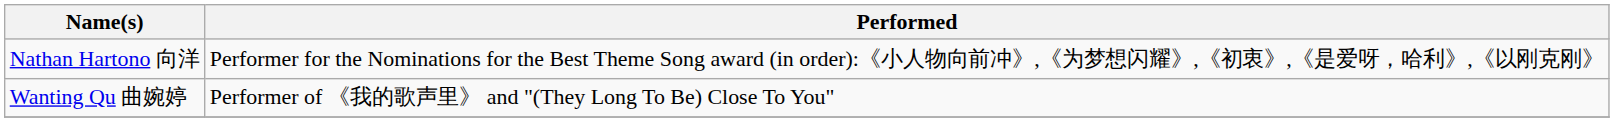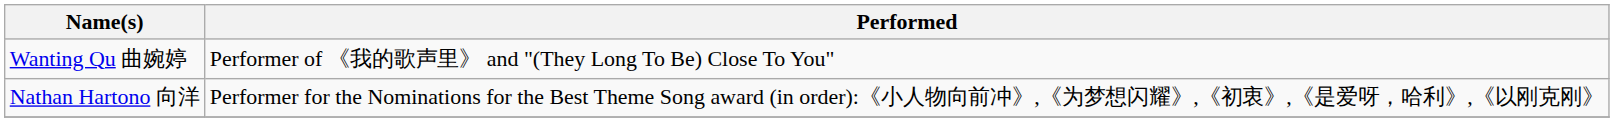rows swapped: (105, 58) <-> (98, 96)
